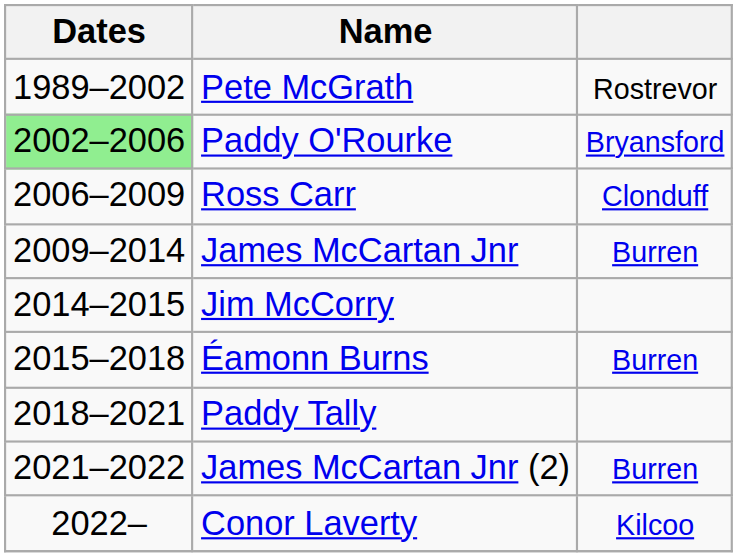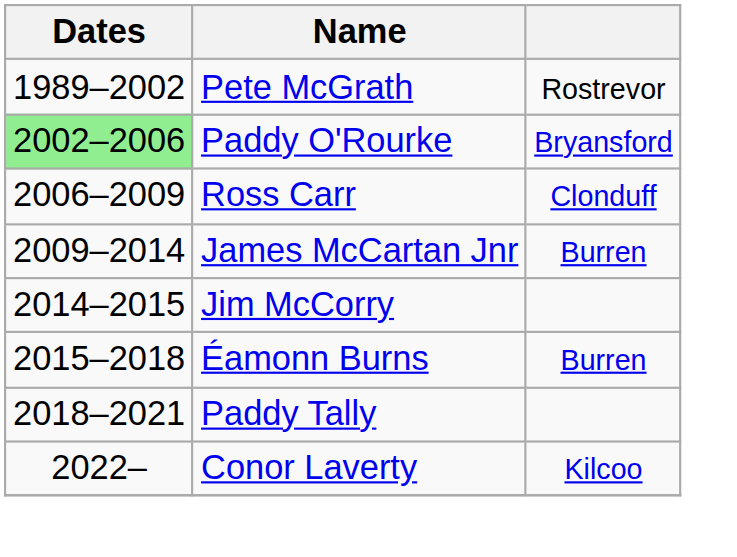- row: (386, 468)
